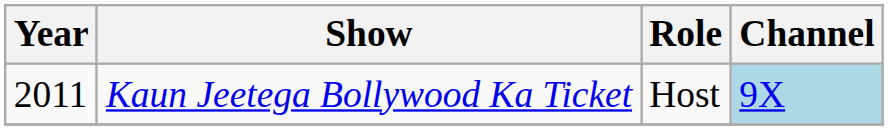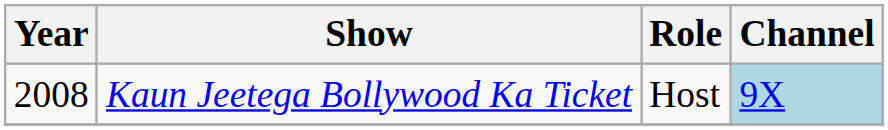(51, 93) 2011 -> (51, 93) 2008
